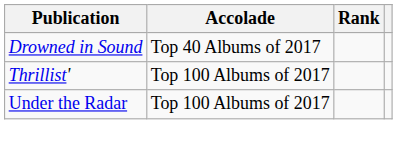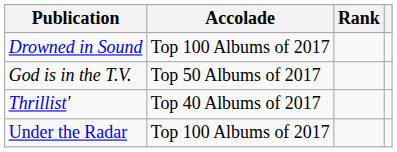(236, 47) Top 40 Albums of 2017 -> (240, 47) Top 100 Albums of 2017
+ row: (70, 75)
(240, 75) Top 100 Albums of 2017 -> (236, 103) Top 40 Albums of 2017
